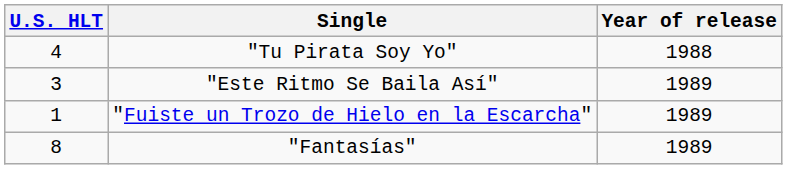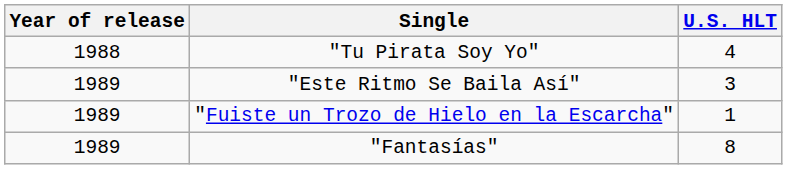columns swapped: (689, 21) <-> (56, 21)
